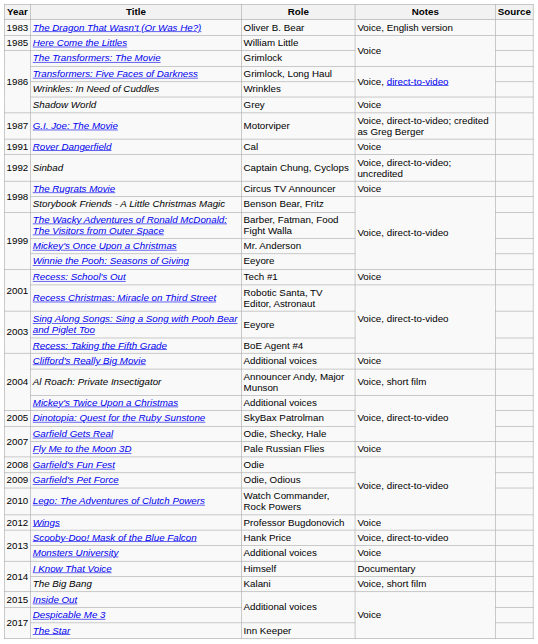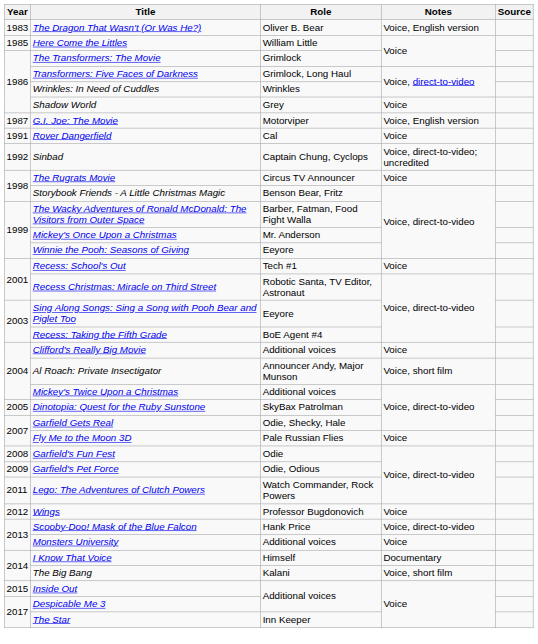(423, 126) Voice, direct-to-video; credited as Greg Berger -> (431, 120) Voice, English version
(17, 501) 2010 -> (17, 490) 2011
